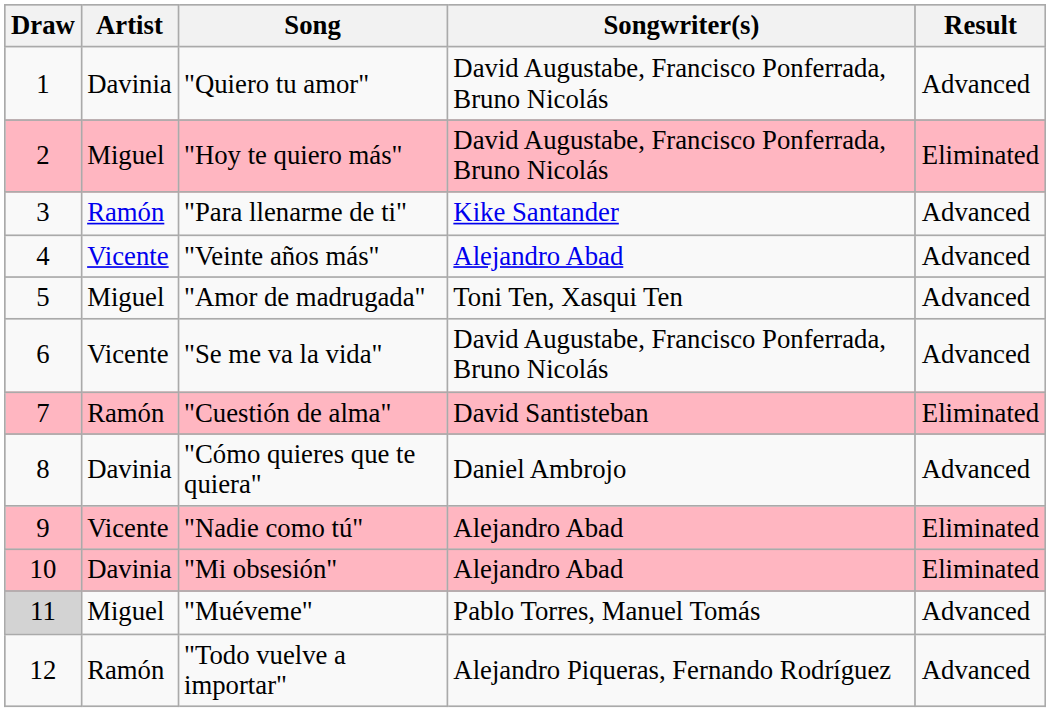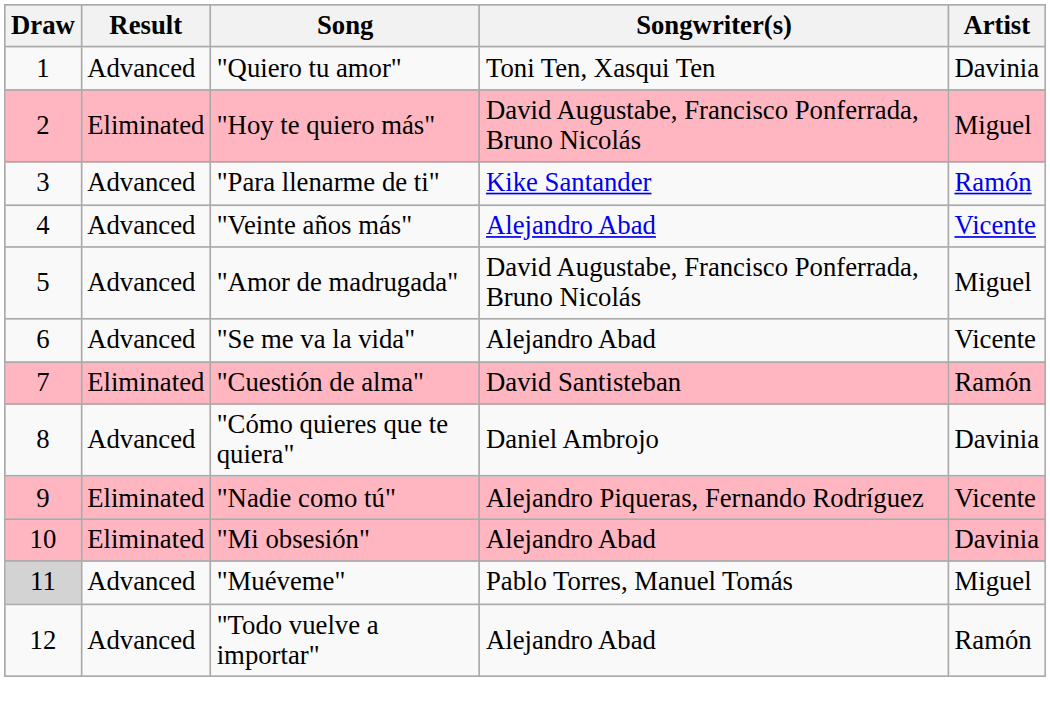columns swapped: (129, 25) <-> (980, 25)
(670, 83) David Augustabe, Francisco Ponferrada, Bruno Nicolás -> (601, 68) Toni Ten, Xasqui Ten
(568, 297) Toni Ten, Xasqui Ten -> (702, 282) David Augustabe, Francisco Ponferrada, Bruno Nicolás
(670, 355) David Augustabe, Francisco Ponferrada, Bruno Nicolás -> (571, 340) Alejandro Abad
(538, 527) Alejandro Abad -> (705, 497) Alejandro Piqueras, Fernando Rodríguez
(672, 669) Alejandro Piqueras, Fernando Rodríguez -> (571, 639) Alejandro Abad
